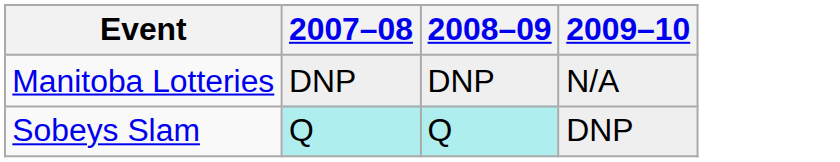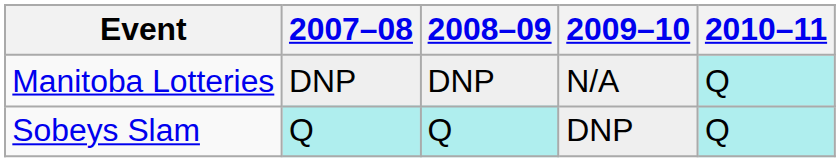+ column: (766, 29)
